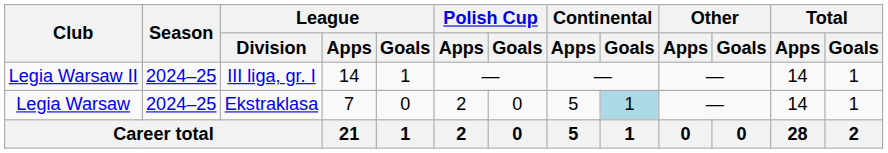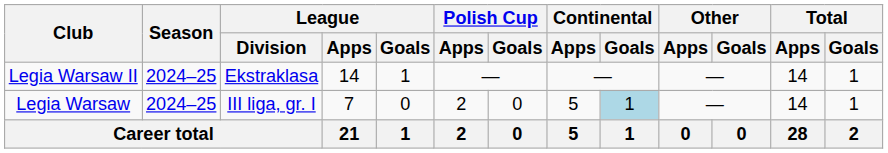(271, 76) III liga, gr. I -> (271, 76) Ekstraklasa
(271, 104) Ekstraklasa -> (271, 104) III liga, gr. I
